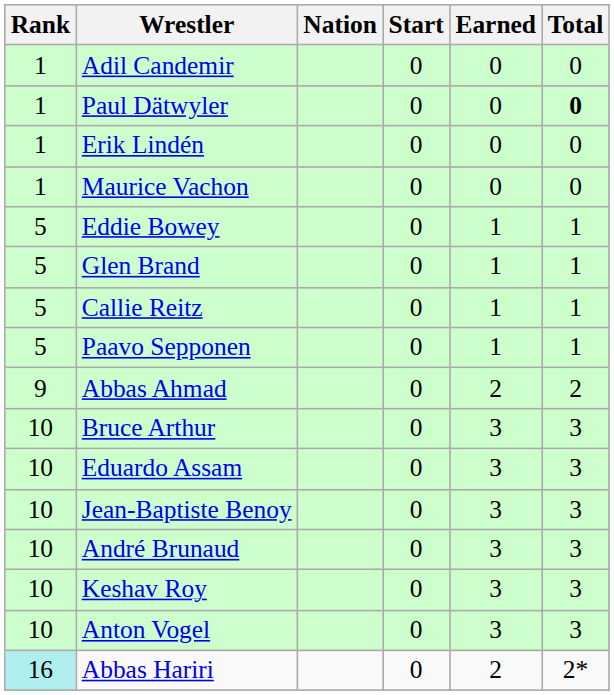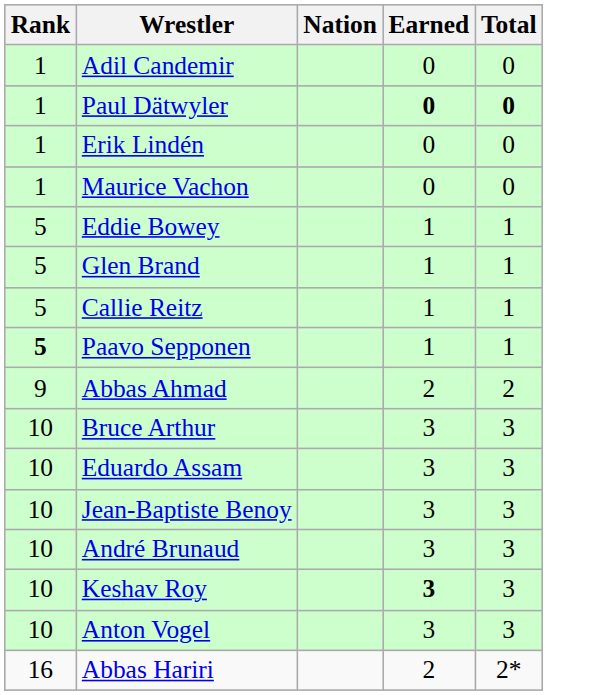- column: (416, 24)
(496, 105) normal -> (429, 105) bold
(40, 347) normal -> (40, 347) bold
(496, 589) normal -> (429, 589) bold
(40, 670) paleturquoise background -> (40, 670) no background
